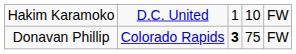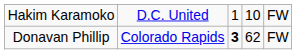(253, 37) 75 -> (253, 37) 62
